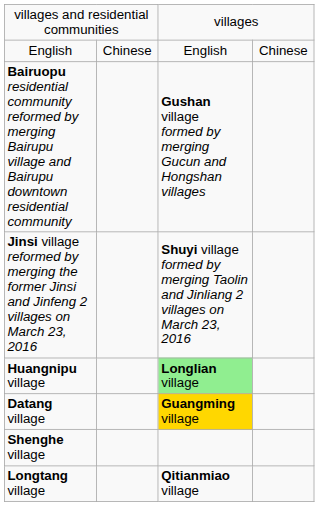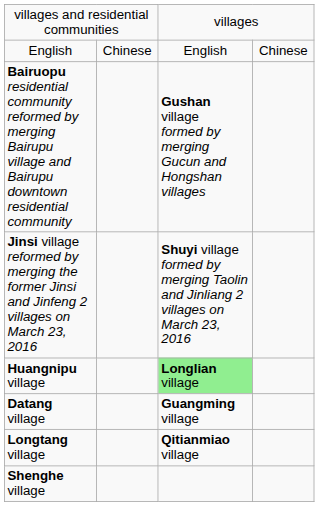(198, 411) gold background -> (198, 411) no background
rows swapped: (38, 483) <-> (36, 447)
